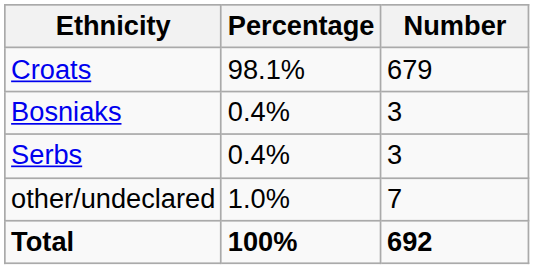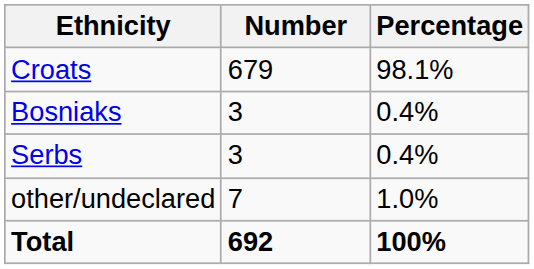columns swapped: (455, 26) <-> (301, 26)
